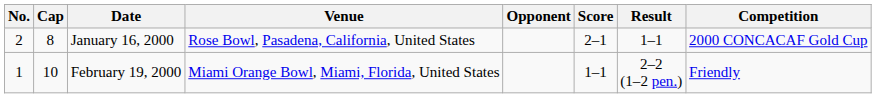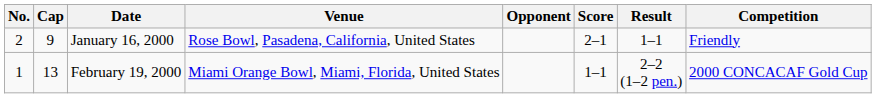(50, 40) 8 -> (50, 40) 9
(778, 40) 2000 CONCACAF Gold Cup -> (715, 40) Friendly
(50, 72) 10 -> (50, 72) 13
(715, 72) Friendly -> (778, 72) 2000 CONCACAF Gold Cup
